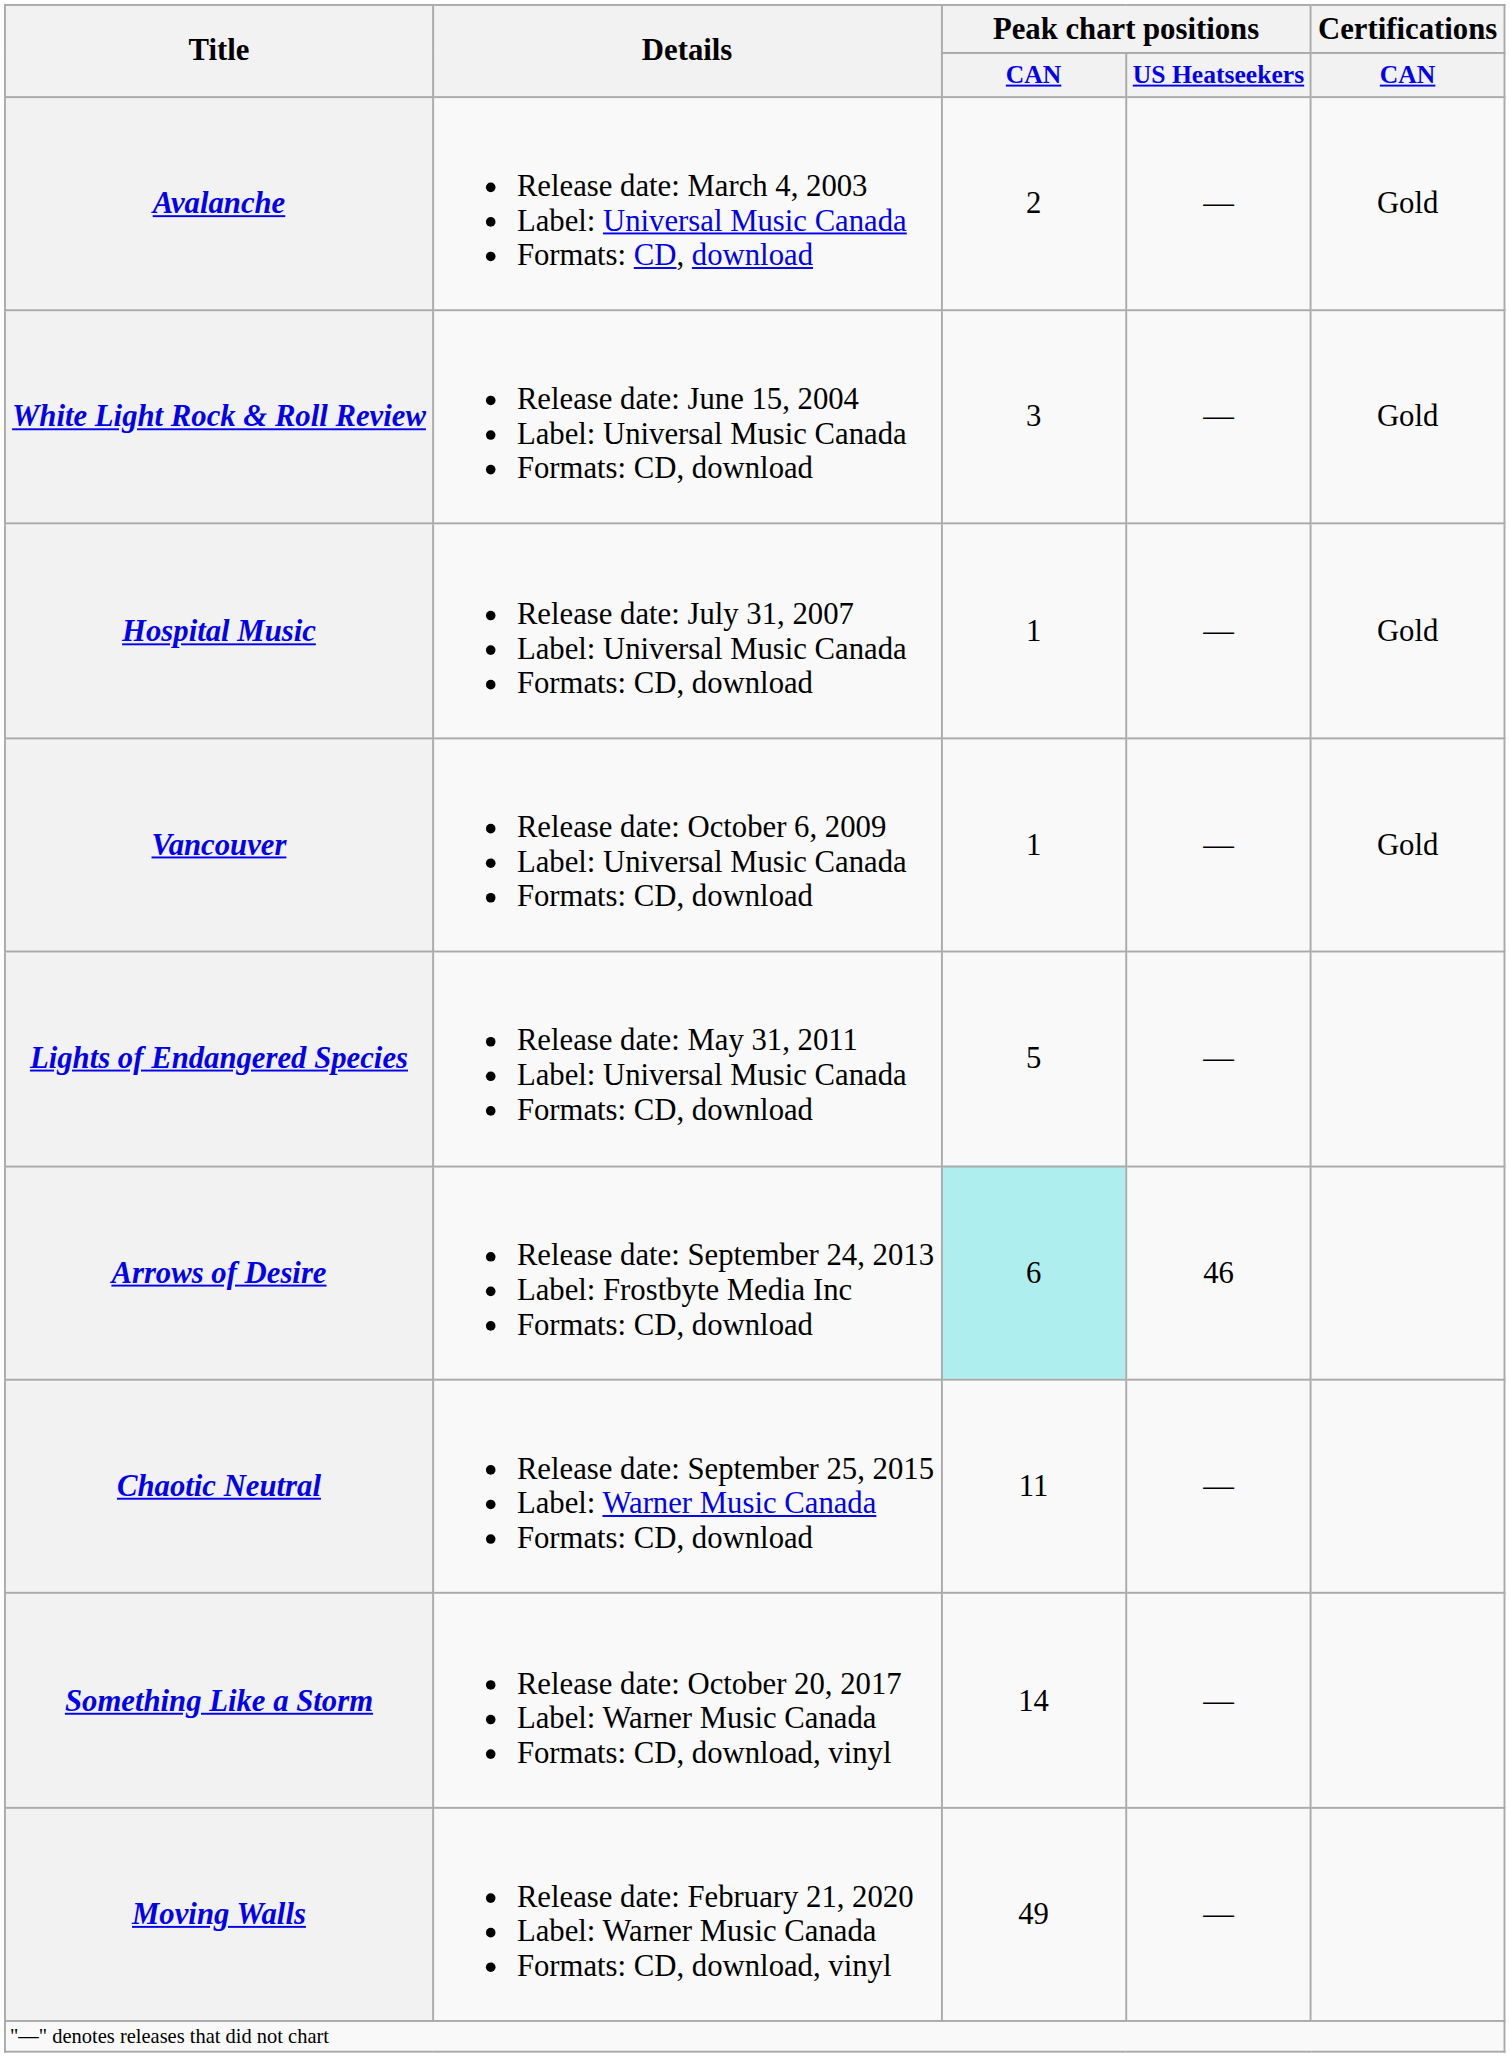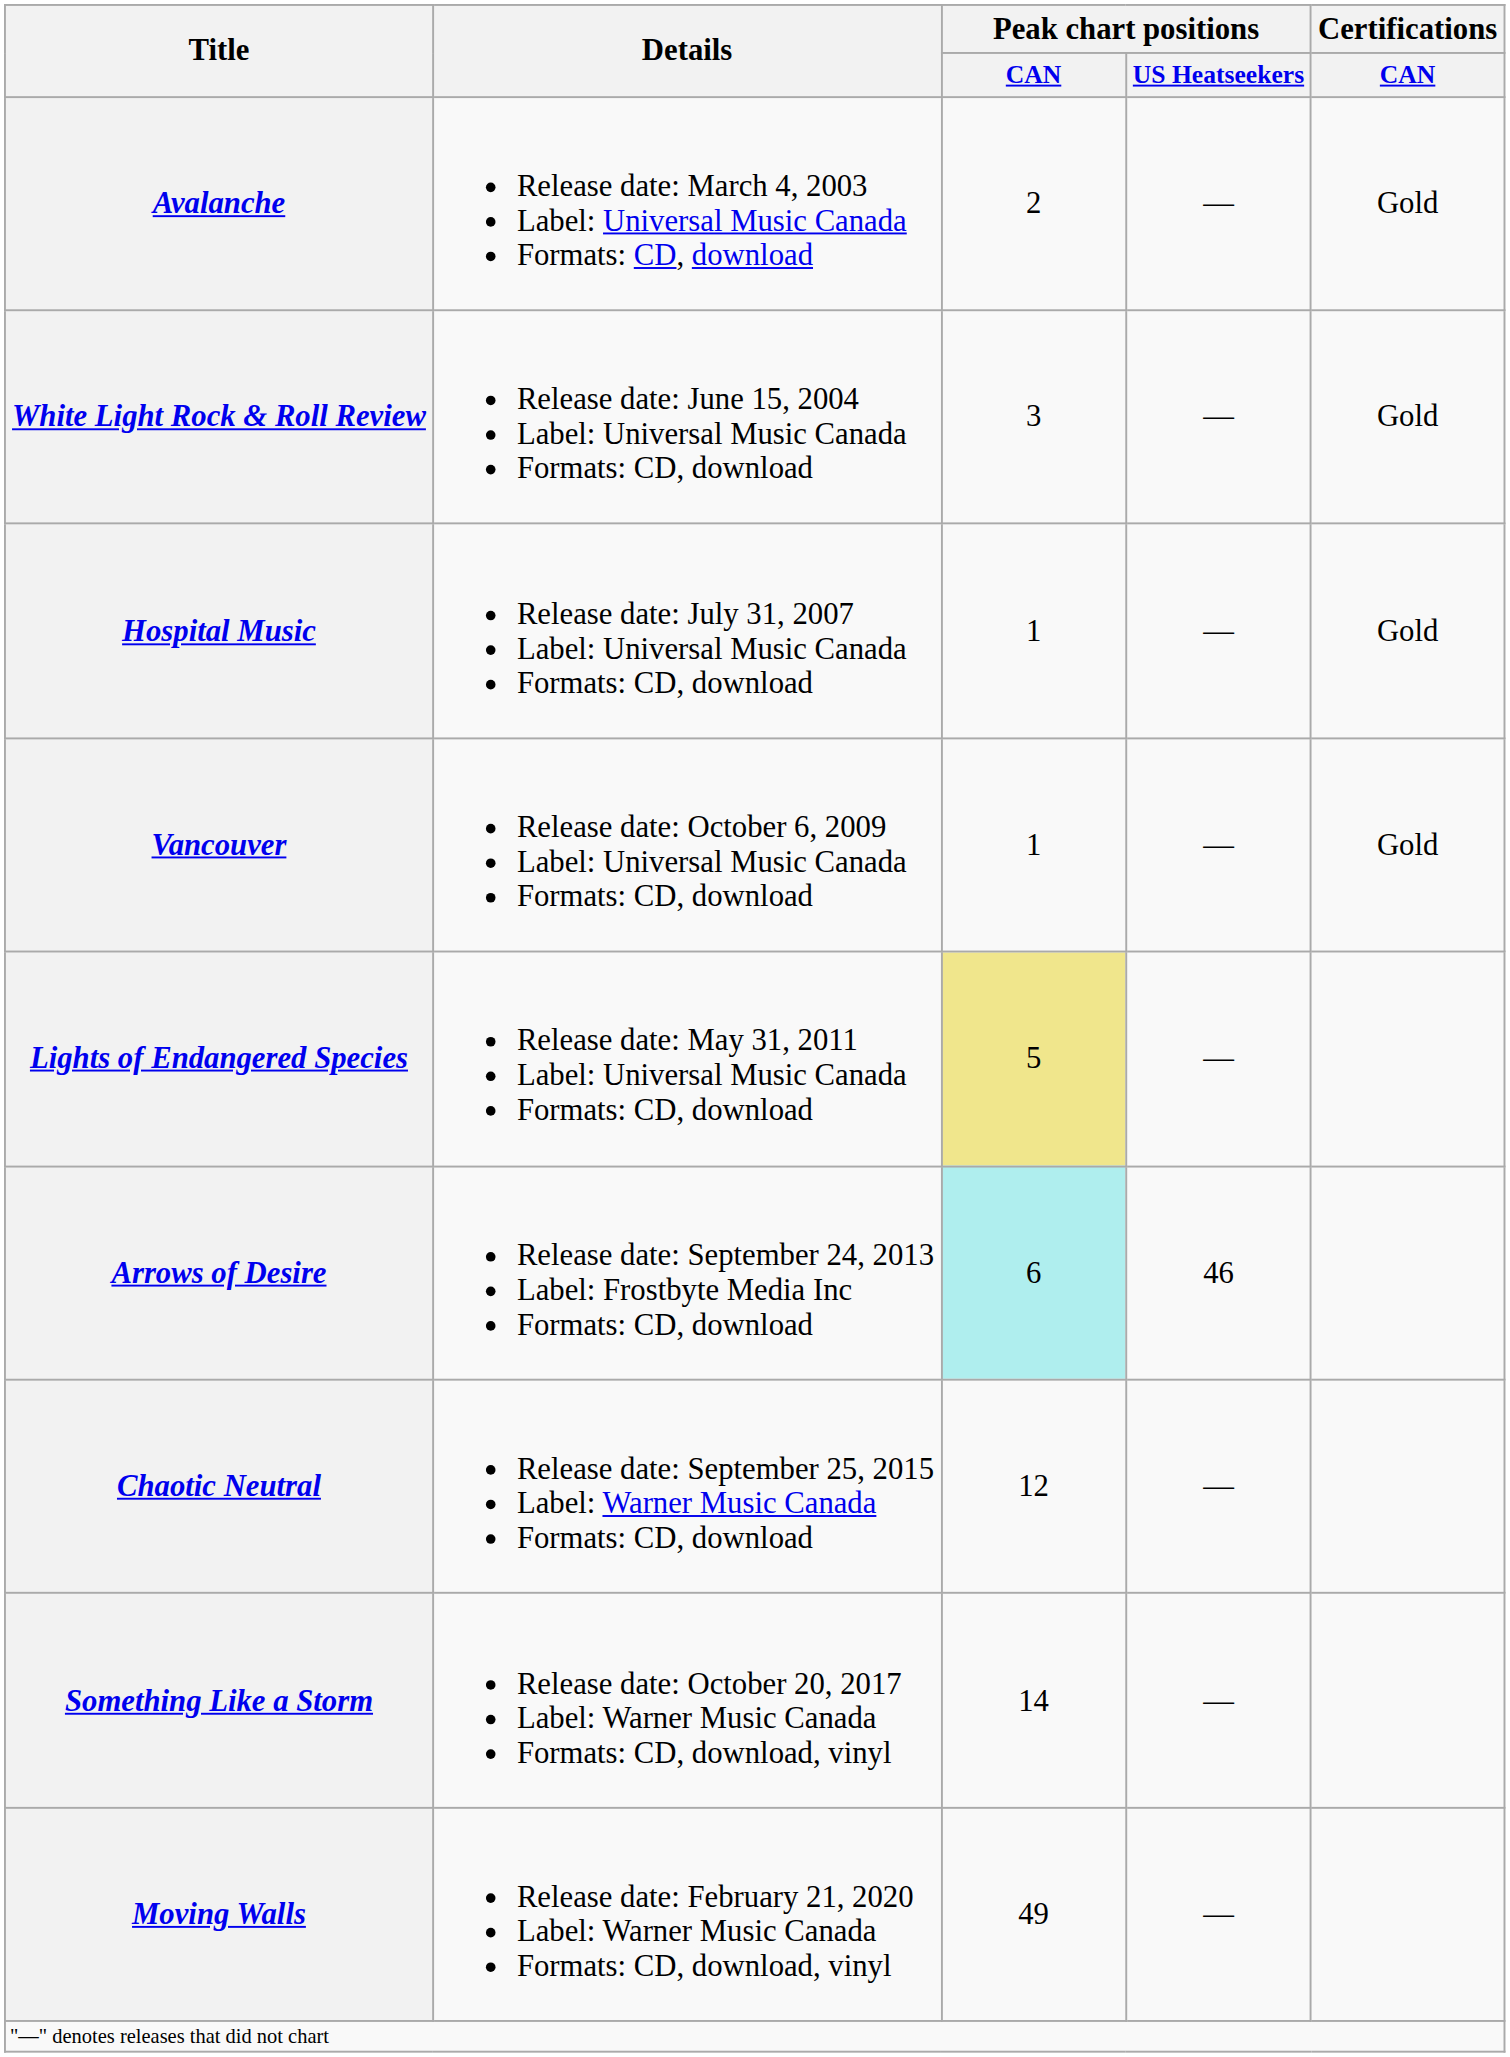(1034, 1058) no background -> (1034, 1058) khaki background
(1034, 1486) 11 -> (1034, 1486) 12
